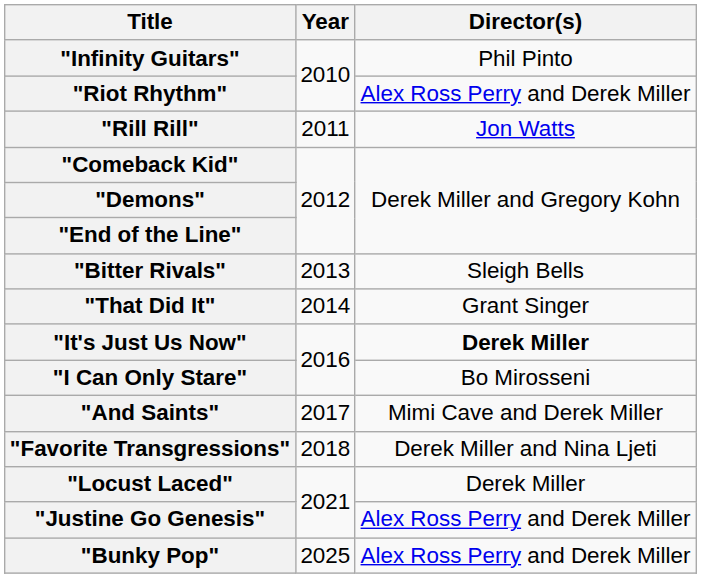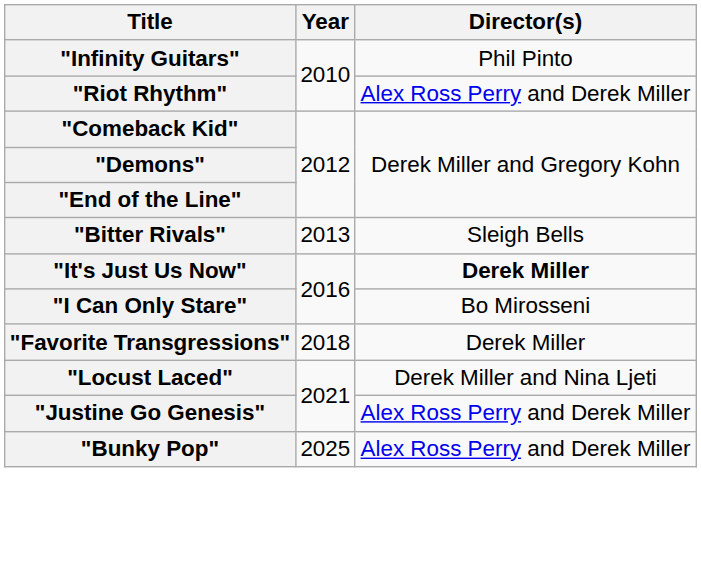- row: (150, 128)
- row: (150, 306)
- row: (150, 413)
(525, 448) Derek Miller and Nina Ljeti -> (525, 341) Derek Miller
(525, 484) Derek Miller -> (525, 377) Derek Miller and Nina Ljeti
